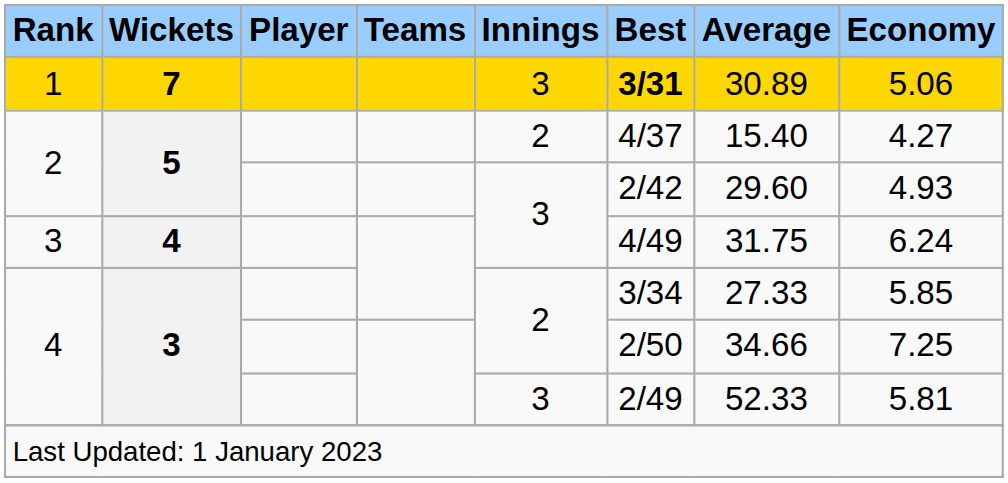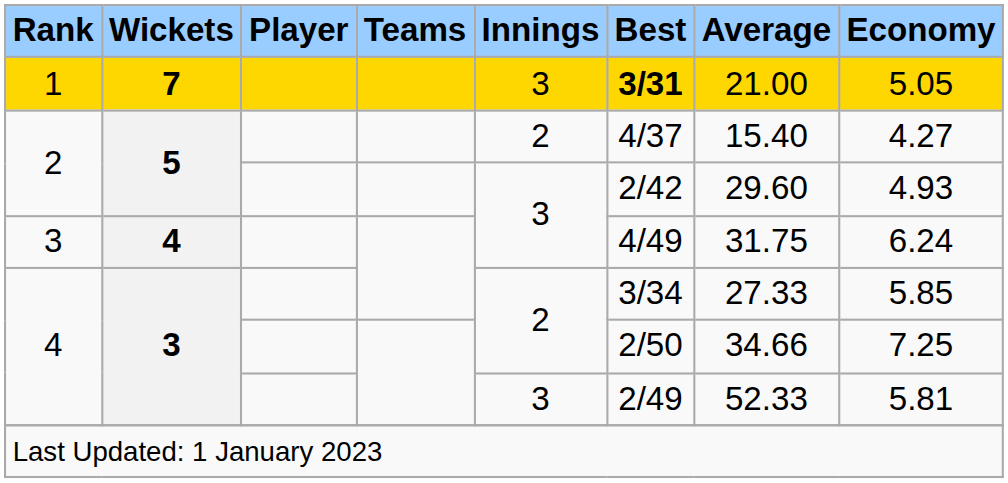(766, 83) 30.89 -> (766, 83) 21.00
(921, 83) 5.06 -> (921, 83) 5.05
